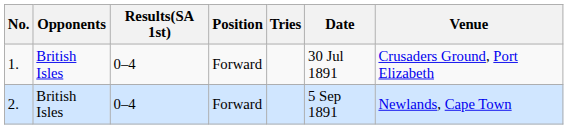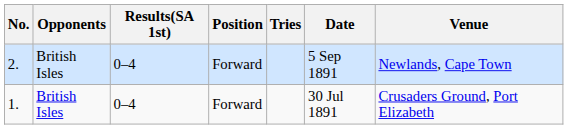rows swapped: (13, 64) <-> (13, 104)
